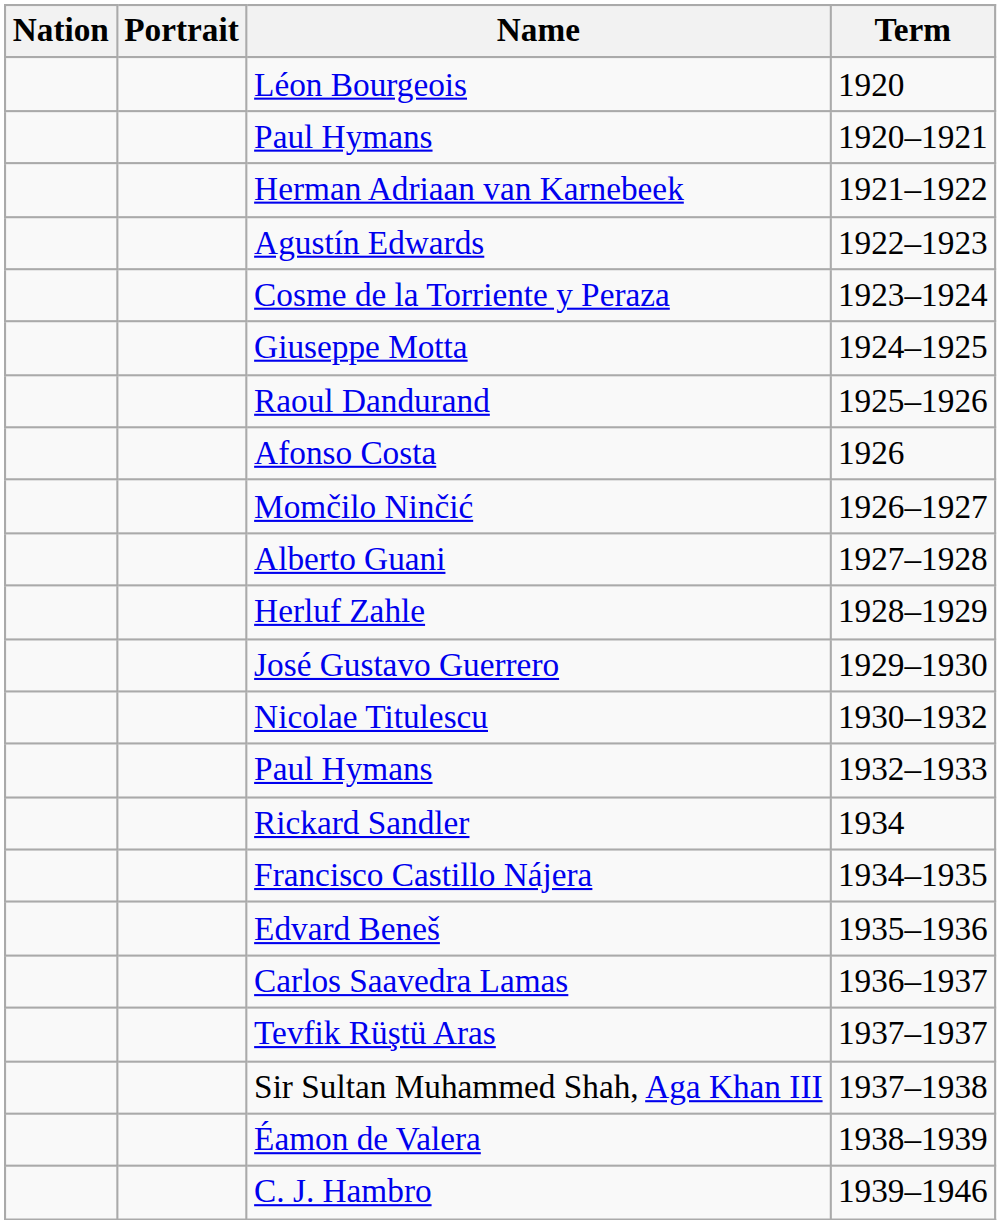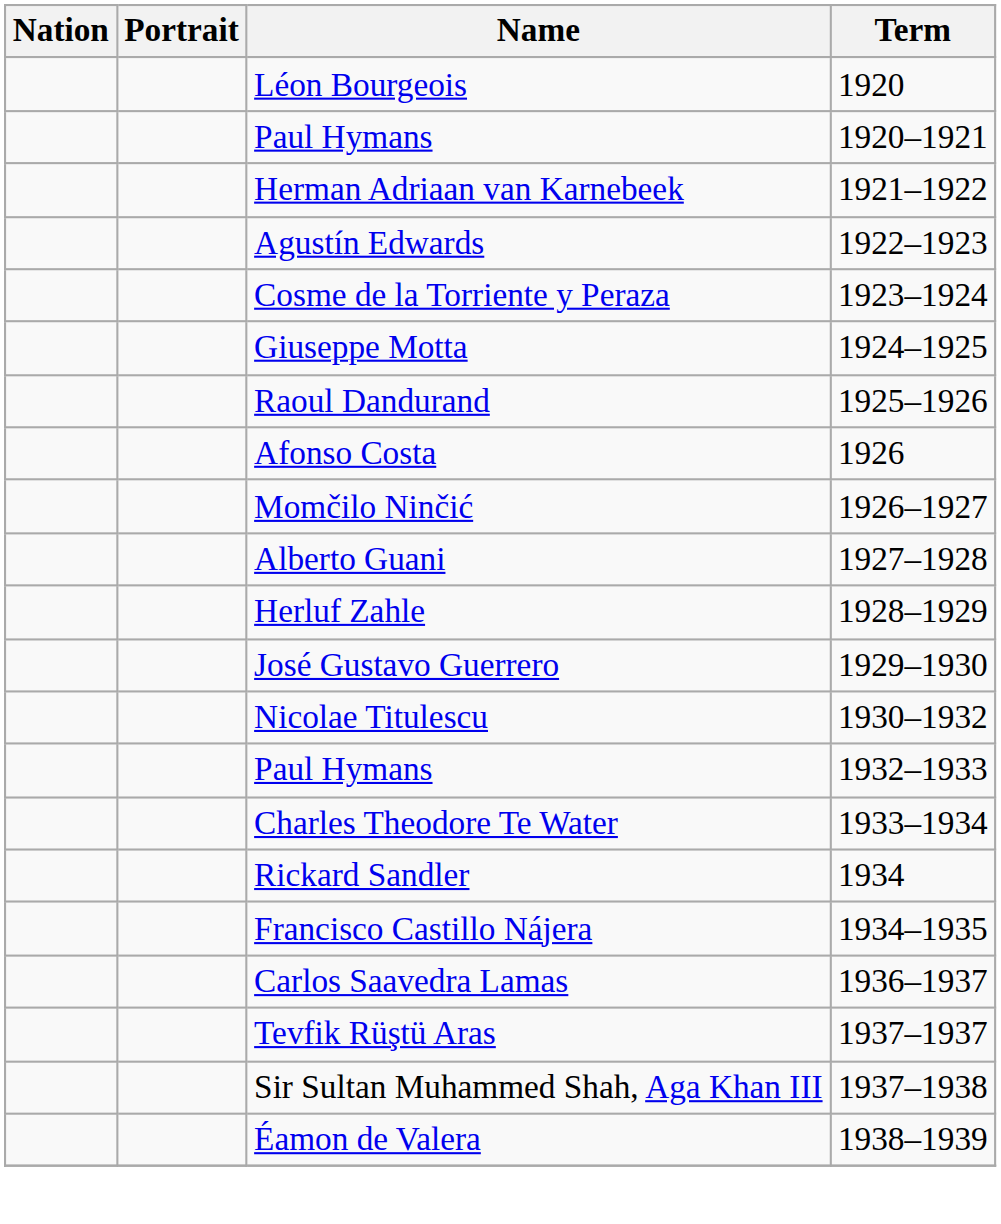+ row: (436, 822)
- row: (347, 928)
- row: (343, 1192)
